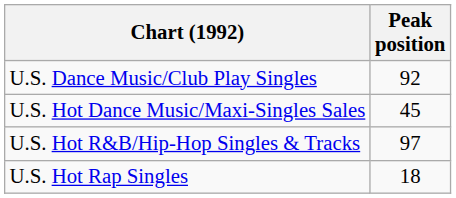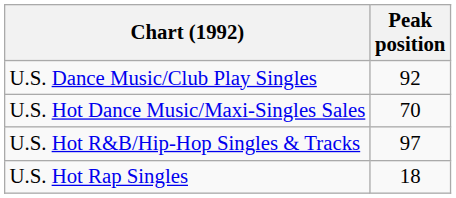(410, 110) 45 -> (410, 110) 70
